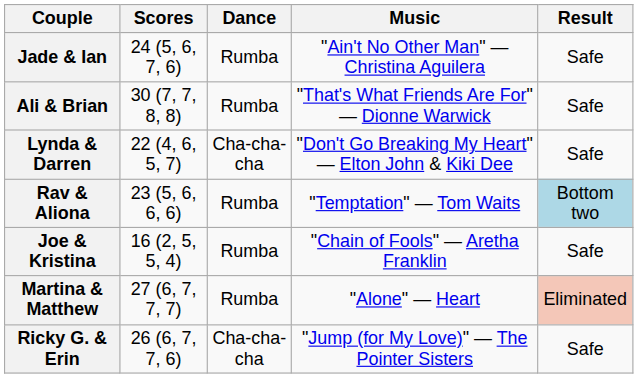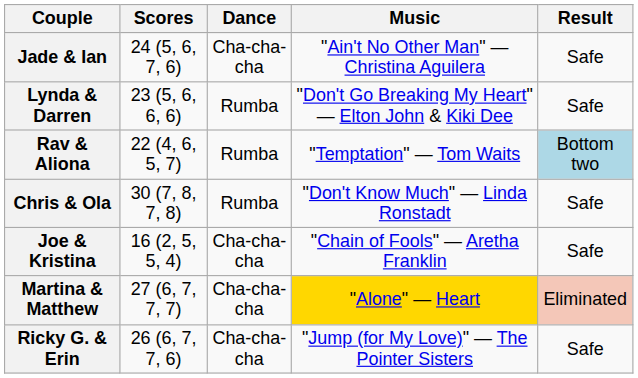(249, 57) Rumba -> (249, 57) Cha-cha-cha
- row: (62, 105)
(164, 154) 22 (4, 6, 5, 7) -> (164, 105) 23 (5, 6, 6, 6)
(249, 154) Cha-cha-cha -> (249, 105) Rumba
(164, 202) 23 (5, 6, 6, 6) -> (164, 154) 22 (4, 6, 5, 7)
+ row: (62, 202)
(249, 251) Rumba -> (249, 251) Cha-cha-cha
(249, 300) Rumba -> (249, 300) Cha-cha-cha
(415, 300) no background -> (415, 300) gold background
